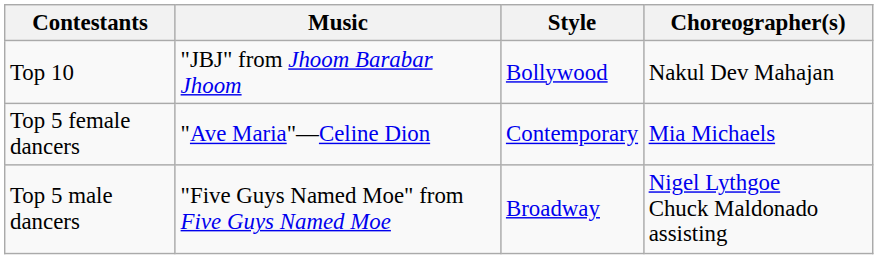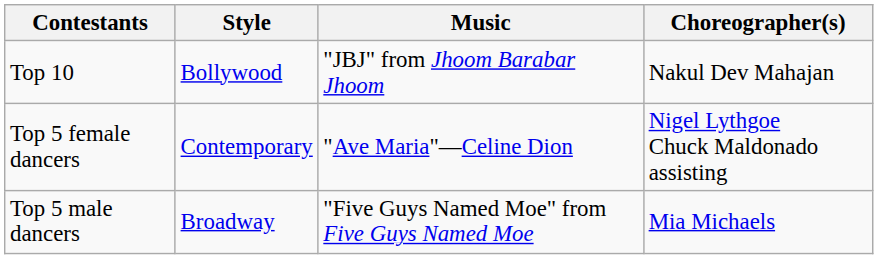columns swapped: (572, 22) <-> (338, 22)
(712, 133) Mia Michaels -> (733, 146) Nigel Lythgoe Chuck Maldonado assisting
(733, 208) Nigel Lythgoe Chuck Maldonado assisting -> (712, 221) Mia Michaels
